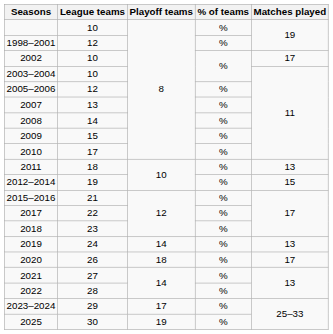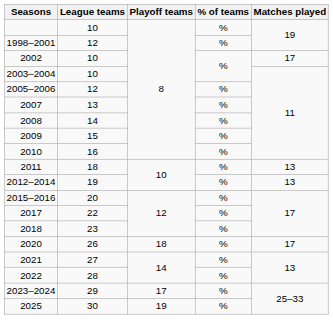(92, 151) 17 -> (92, 151) 16
(290, 182) 15 -> (290, 182) 13
(92, 197) 21 -> (92, 197) 20
- row: (31, 244)
